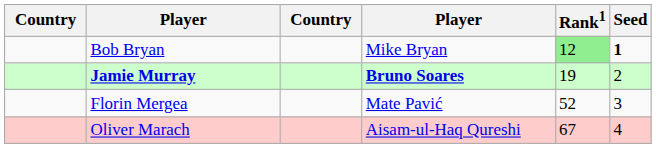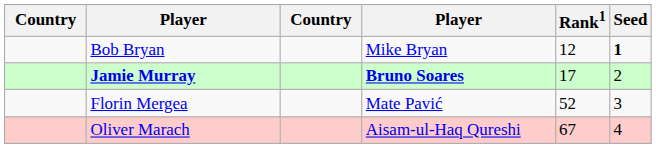(568, 49) lightgreen background -> (568, 49) no background
(568, 76) 19 -> (568, 76) 17
